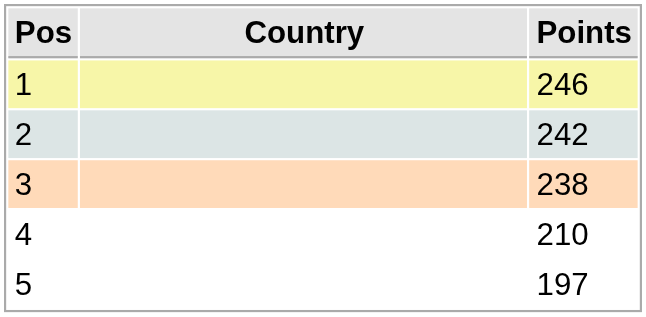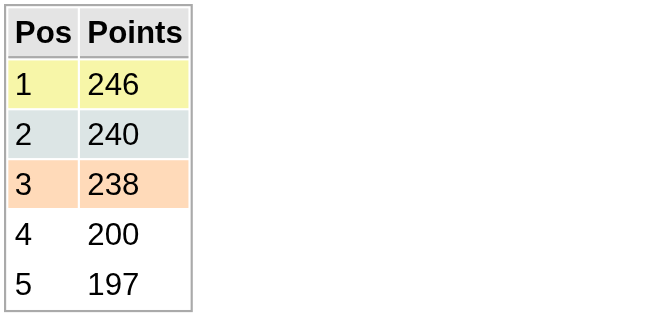- column: (304, 32)
(563, 134) 242 -> (113, 134) 240
(563, 234) 210 -> (113, 234) 200
